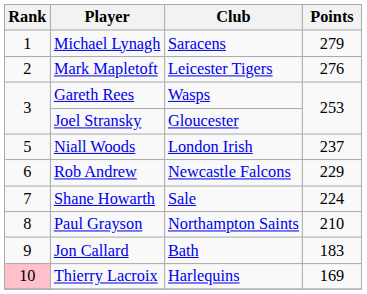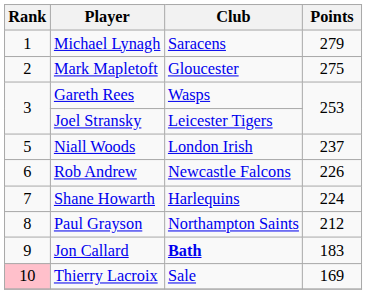(220, 69) Leicester Tigers -> (203, 69) Gloucester
(332, 69) 276 -> (332, 69) 275
(203, 120) Gloucester -> (220, 120) Leicester Tigers
(332, 172) 229 -> (332, 172) 226
(182, 198) Sale -> (204, 198) Harlequins
(332, 224) 210 -> (332, 224) 212
(183, 250) normal -> (185, 250) bold
(204, 276) Harlequins -> (182, 276) Sale
